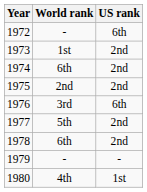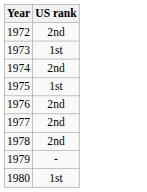- column: (64, 13)
(119, 31) 6th -> (56, 31) 2nd
(119, 50) 2nd -> (56, 50) 1st
(119, 86) 2nd -> (56, 86) 1st
(119, 104) 6th -> (56, 104) 2nd
